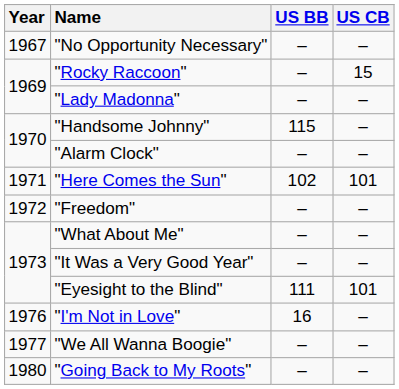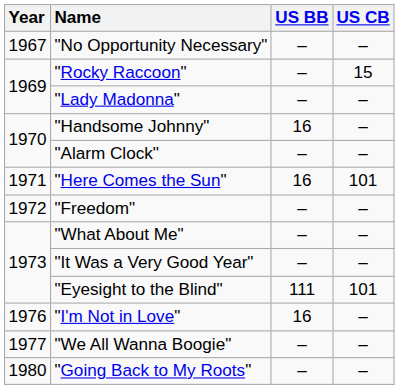(302, 126) 115 -> (302, 126) 16
(302, 180) 102 -> (302, 180) 16
